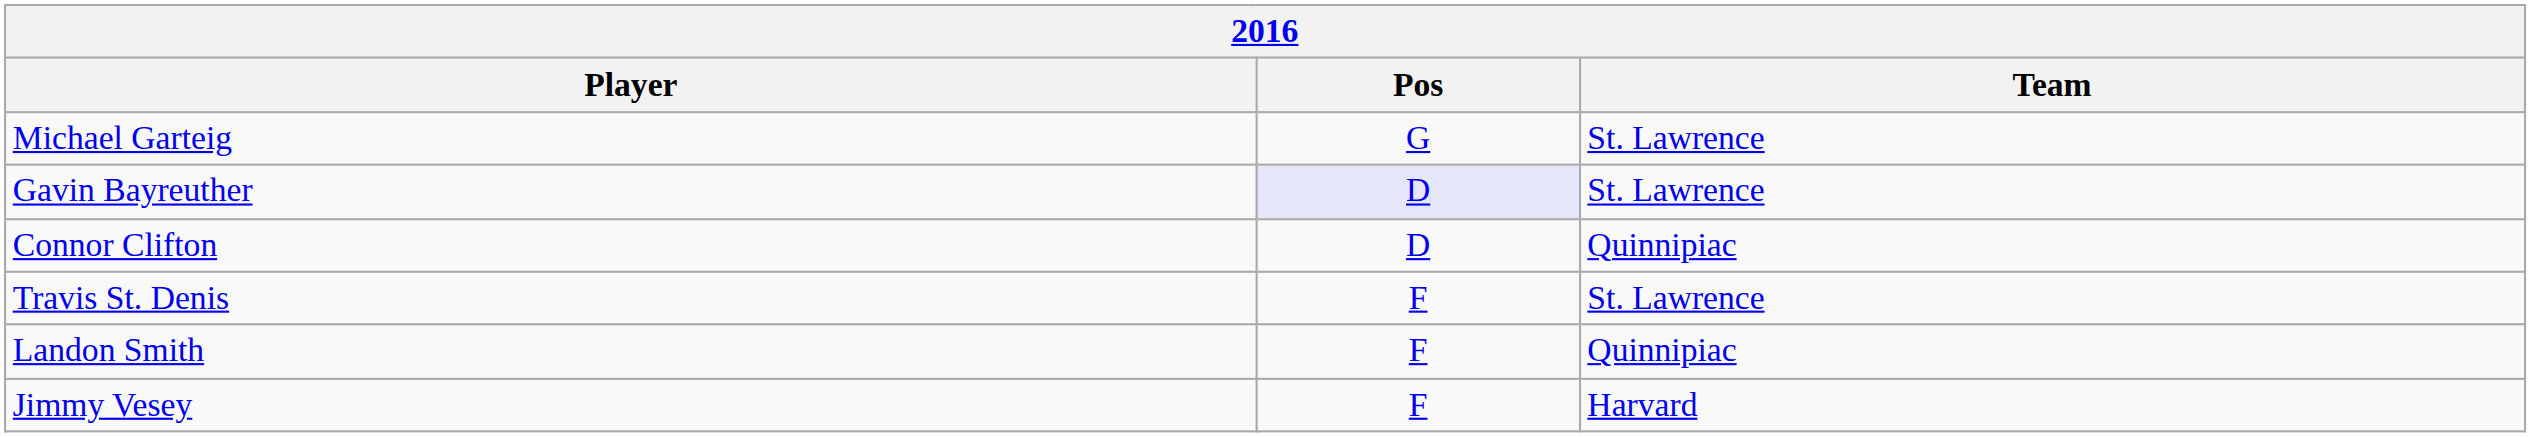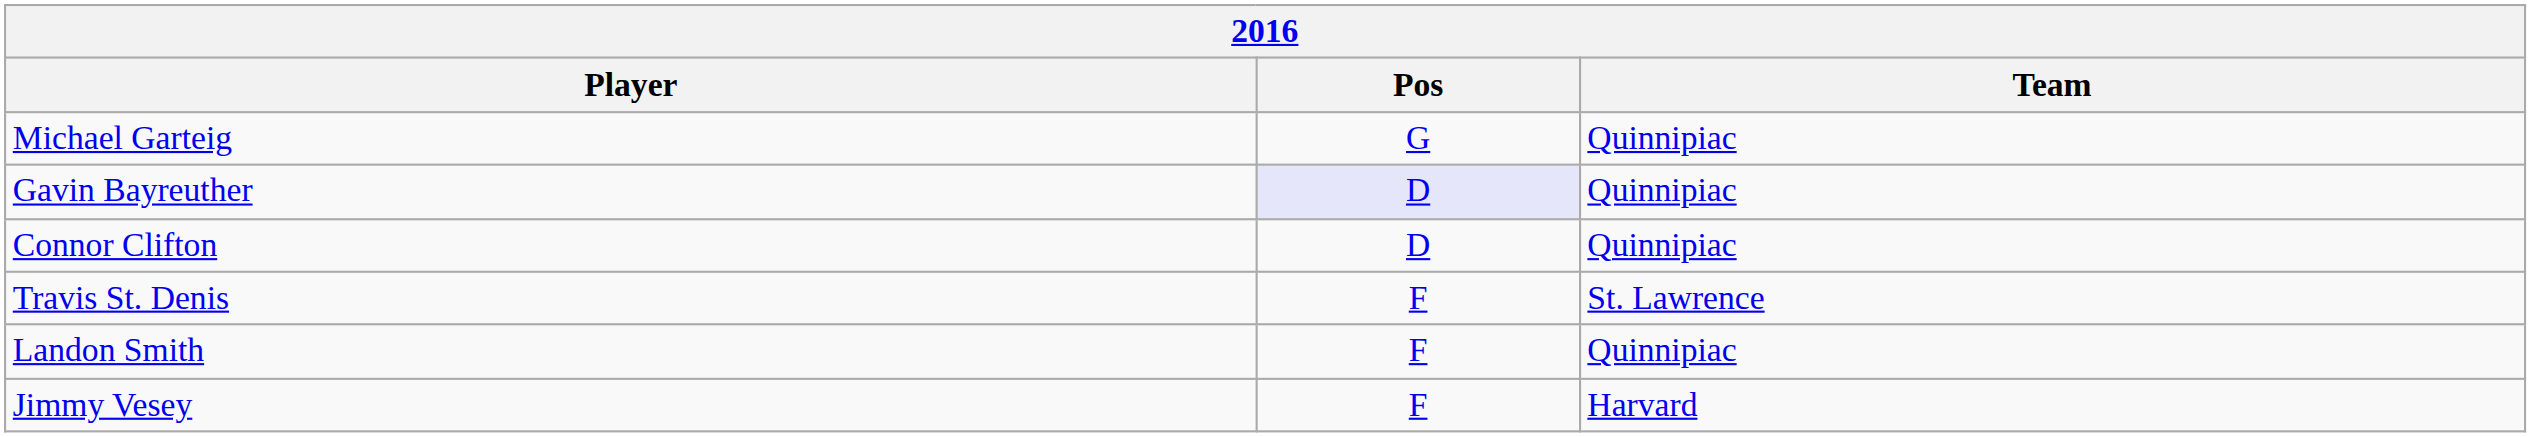(1676, 137) St. Lawrence -> (1662, 137) Quinnipiac
(1676, 191) St. Lawrence -> (1662, 191) Quinnipiac
